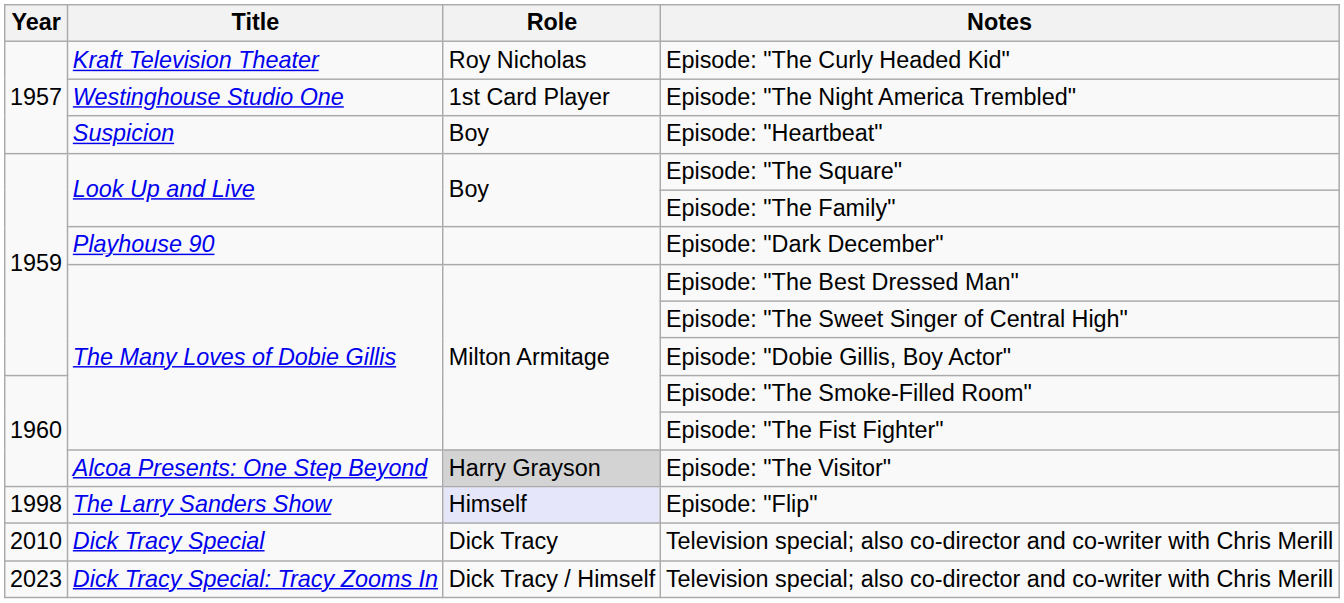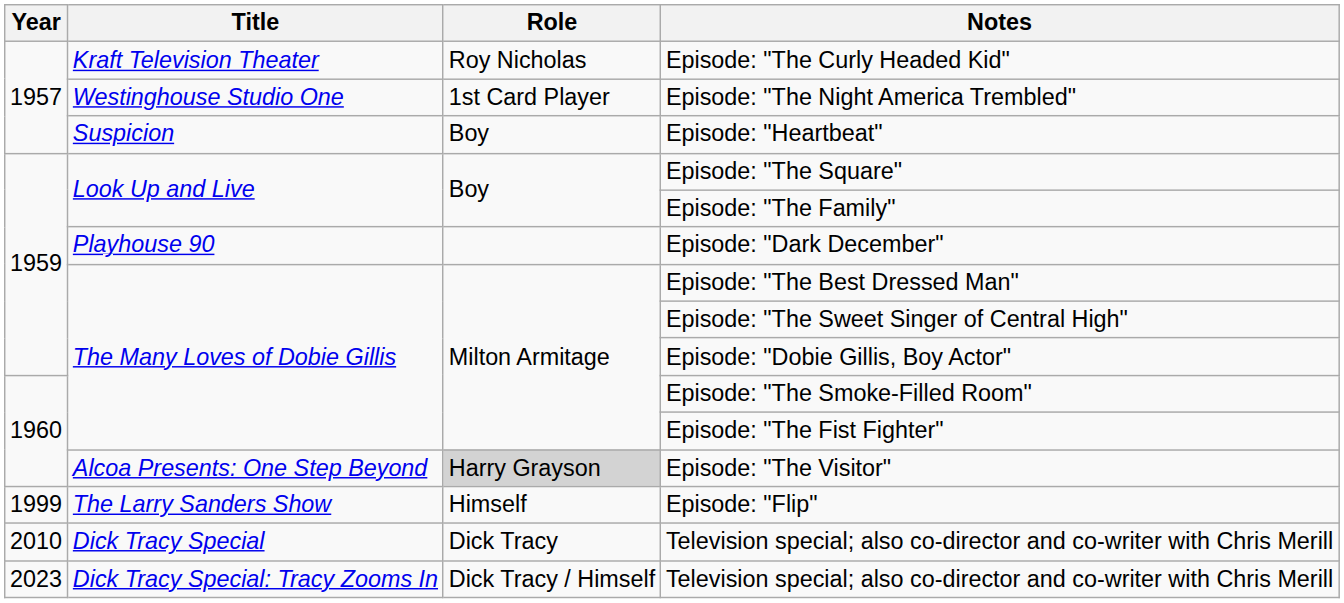(36, 504) 1998 -> (36, 504) 1999
(488, 504) lavender background -> (488, 504) no background
